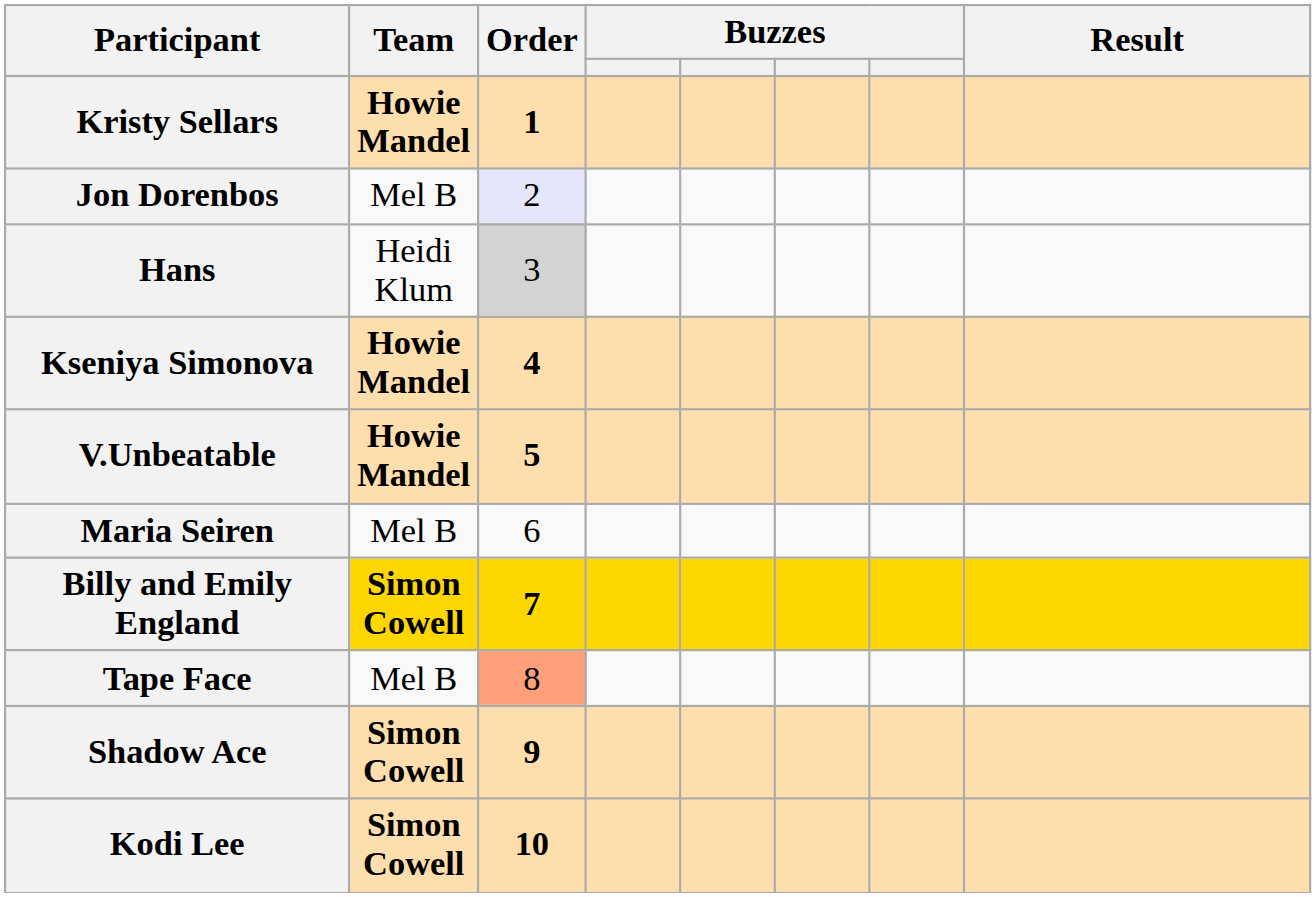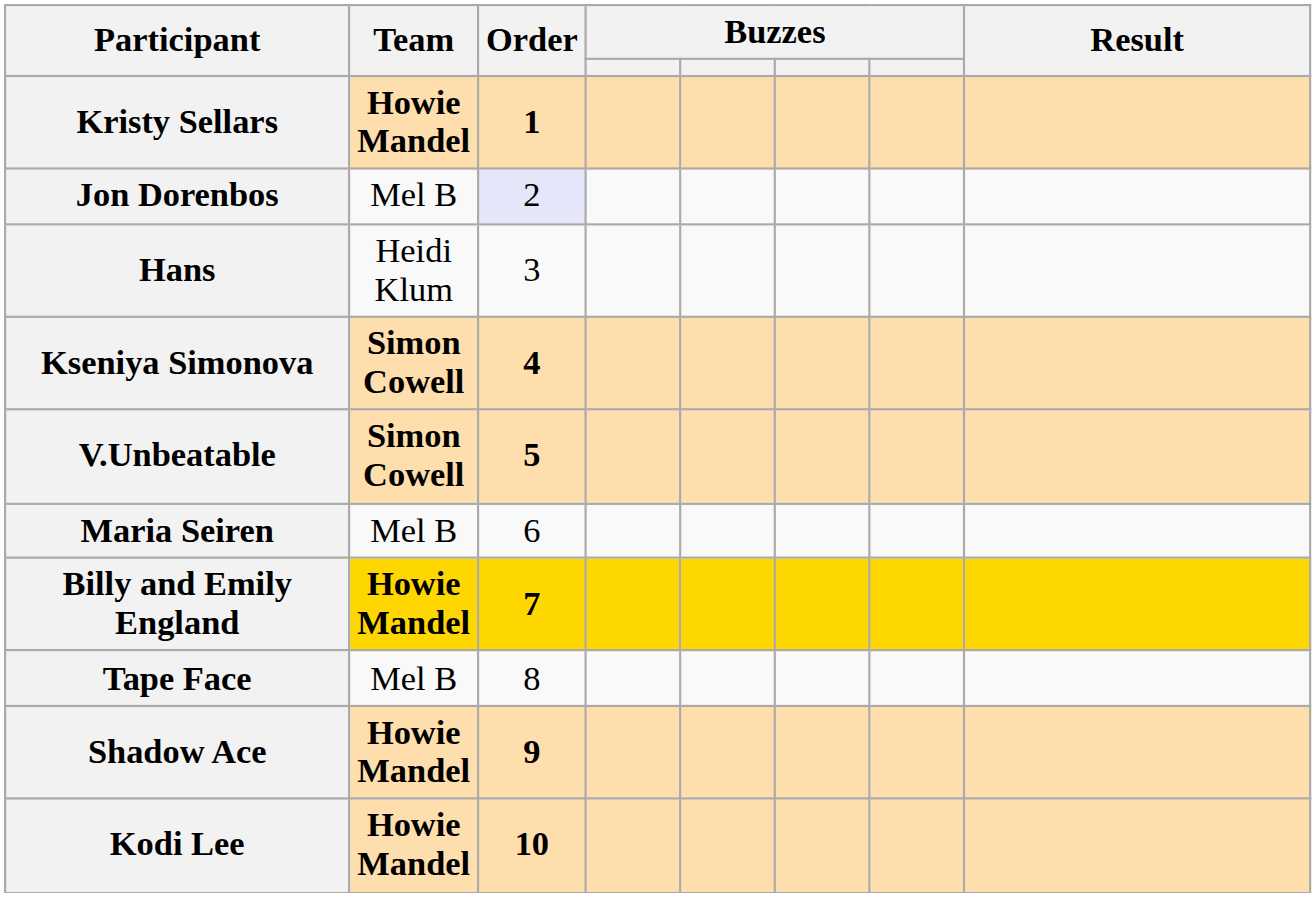(532, 269) lightgrey background -> (532, 269) no background
(414, 362) Howie Mandel -> (414, 362) Simon Cowell
(414, 455) Howie Mandel -> (414, 455) Simon Cowell
(414, 603) Simon Cowell -> (414, 603) Howie Mandel
(532, 677) lightsalmon background -> (532, 677) no background
(414, 751) Simon Cowell -> (414, 751) Howie Mandel
(414, 844) Simon Cowell -> (414, 844) Howie Mandel
